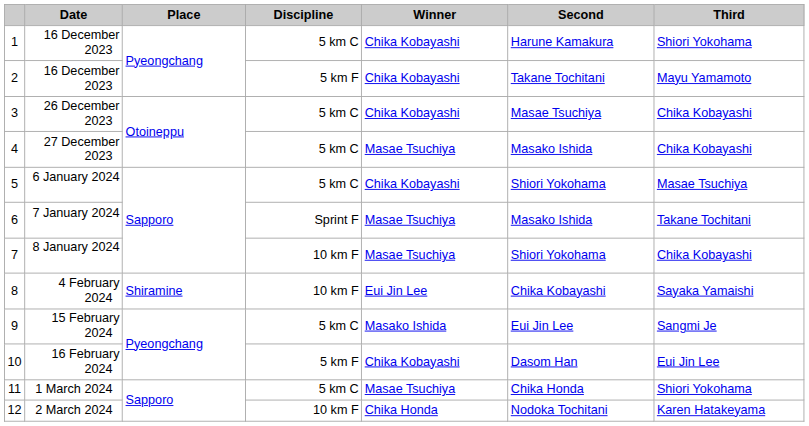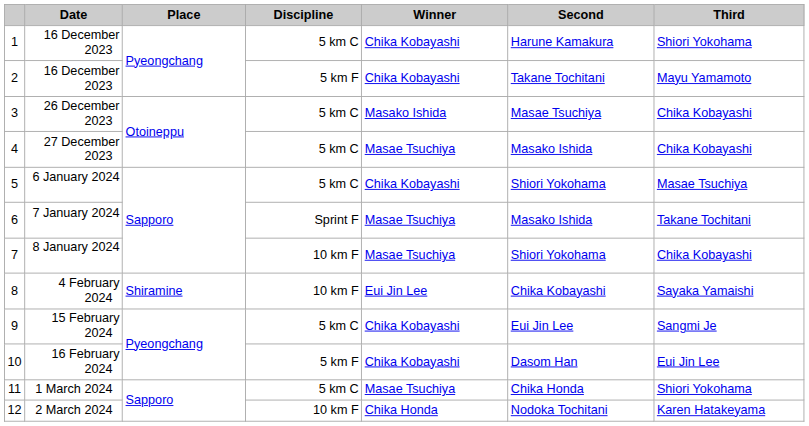(412, 113) Chika Kobayashi -> (405, 113) Masako Ishida
(405, 326) Masako Ishida -> (412, 326) Chika Kobayashi
